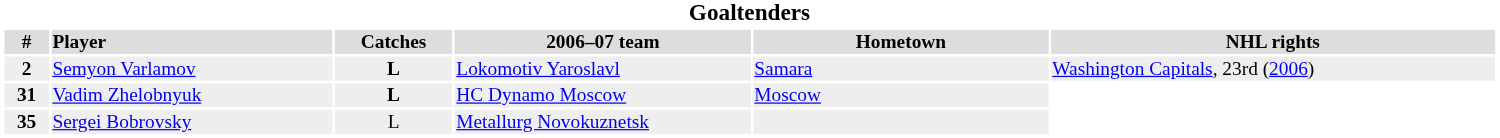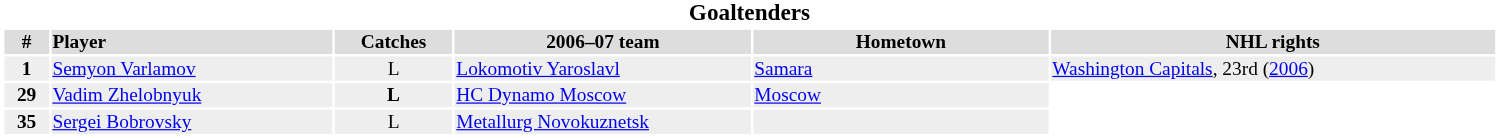(27, 68) 2 -> (27, 68) 1
(394, 68) bold -> (394, 68) normal
(27, 95) 31 -> (27, 95) 29
